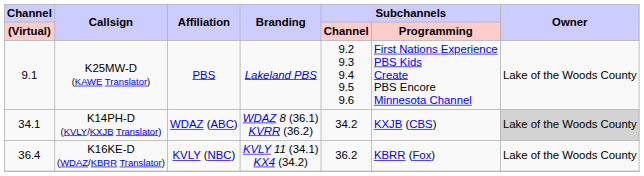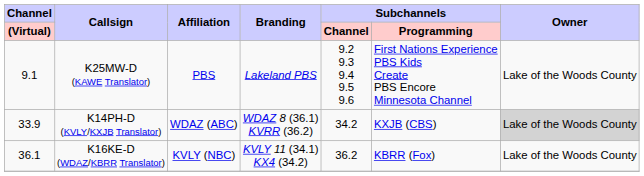(29, 125) 34.1 -> (29, 125) 33.9
(29, 155) 36.4 -> (29, 155) 36.1
